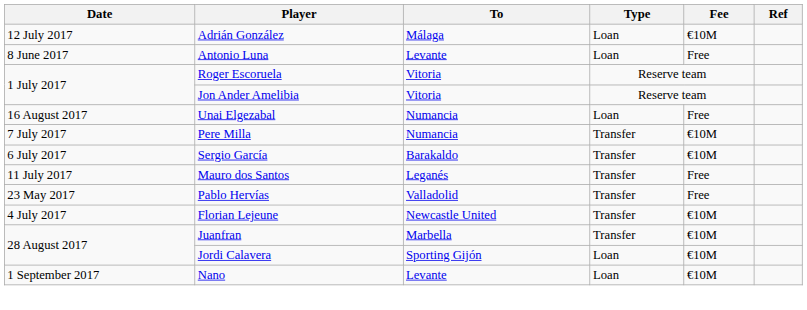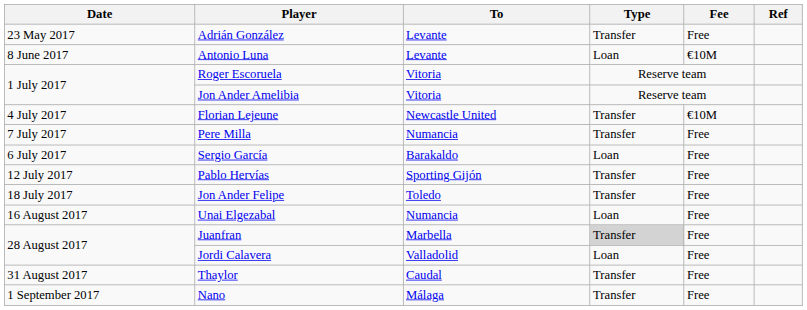(40, 34) 12 July 2017 -> (41, 34) 23 May 2017
(425, 34) Málaga -> (426, 34) Levante
(606, 34) Loan -> (614, 34) Transfer
(702, 34) €10M -> (698, 34) Free
(698, 54) Free -> (702, 54) €10M
rows swapped: (238, 214) <-> (237, 114)
(702, 134) €10M -> (698, 134) Free
(614, 154) Transfer -> (606, 154) Loan
(702, 154) €10M -> (698, 154) Free
- row: (243, 174)
(41, 194) 23 May 2017 -> (40, 174) 12 July 2017
(432, 194) Valladolid -> (444, 174) Sporting Gijón
+ row: (241, 194)
(614, 235) no background -> (614, 235) lightgrey background
(702, 235) €10M -> (698, 235) Free
(444, 255) Sporting Gijón -> (432, 255) Valladolid
(702, 255) €10M -> (698, 255) Free
+ row: (218, 275)
(426, 275) Levante -> (425, 295) Málaga
(606, 275) Loan -> (614, 295) Transfer
(702, 275) €10M -> (698, 295) Free
